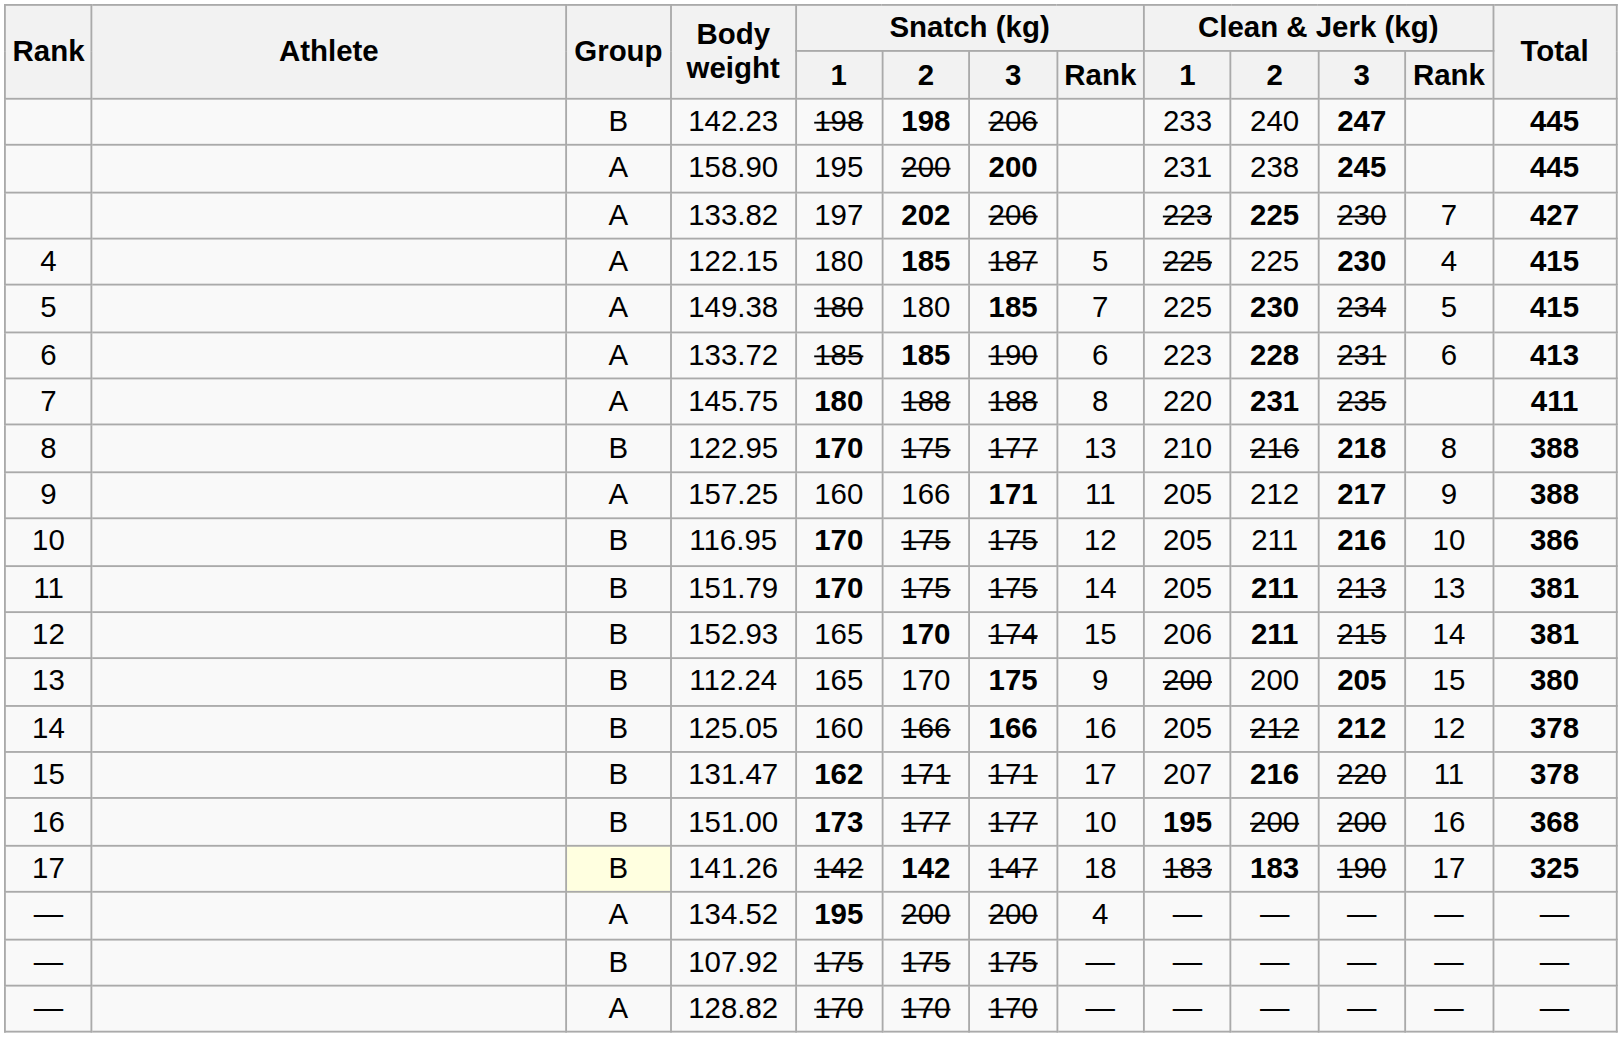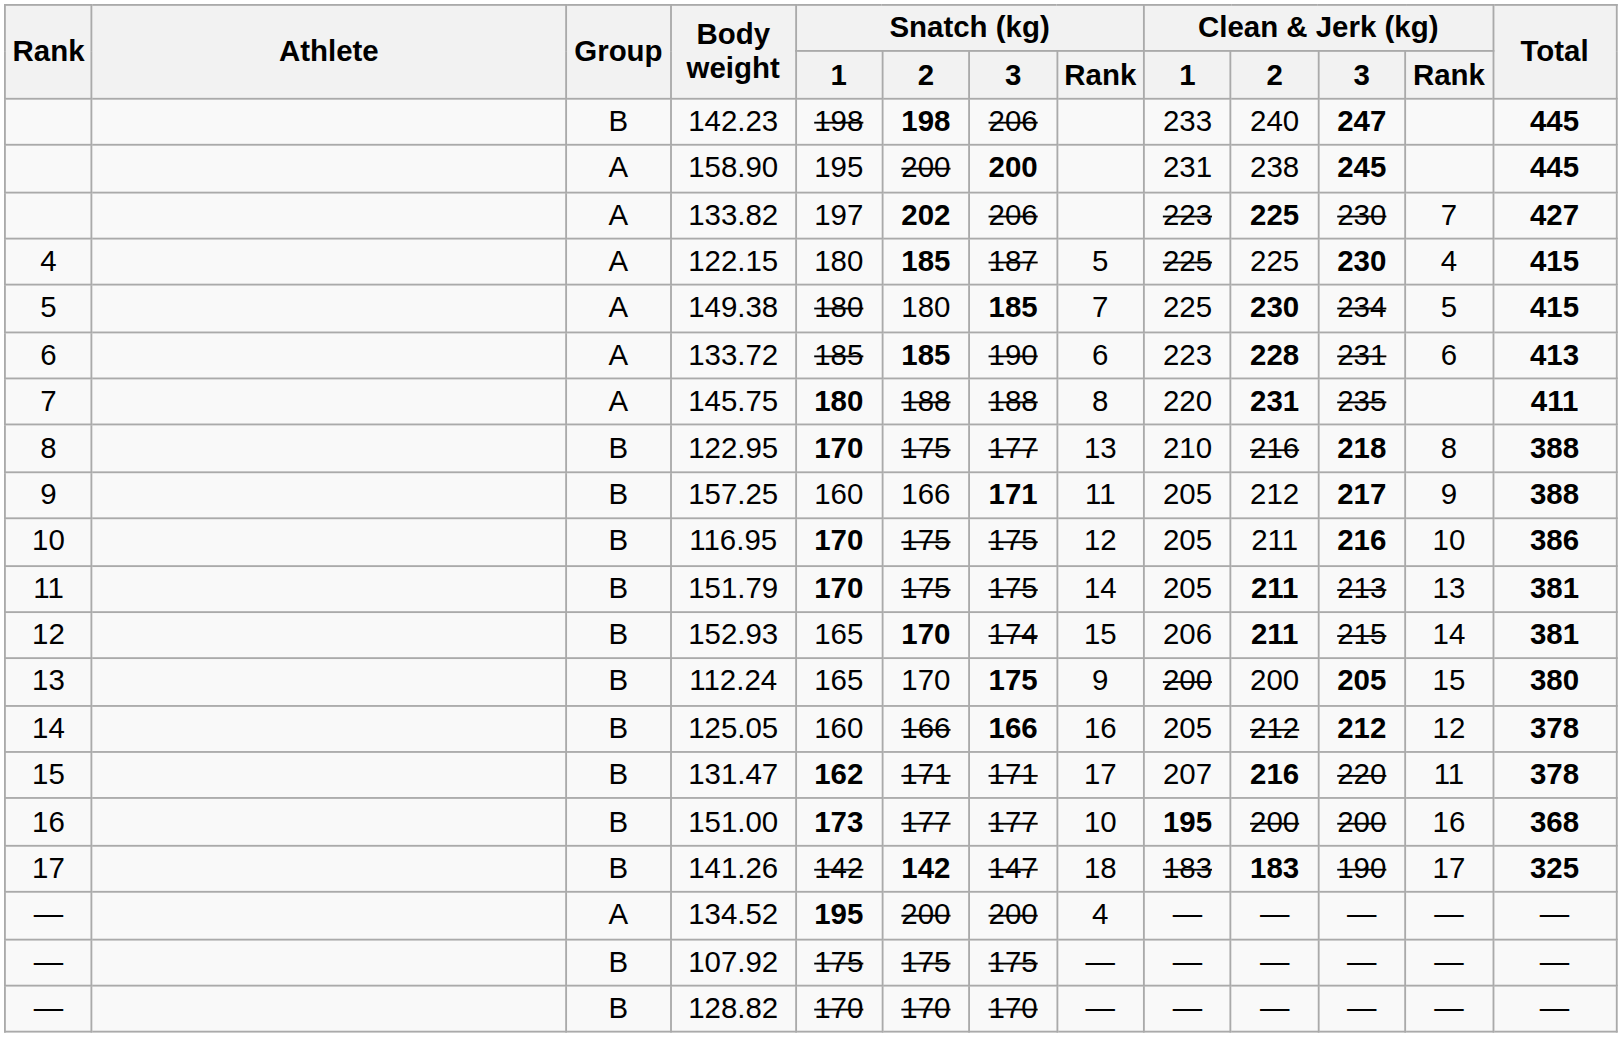(618, 494) A -> (618, 494) B
(618, 868) lightyellow background -> (618, 868) no background
(618, 1008) A -> (618, 1008) B
